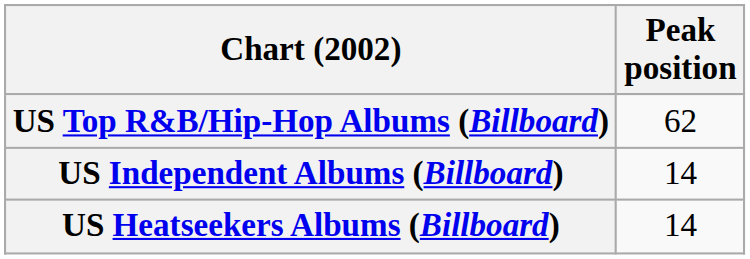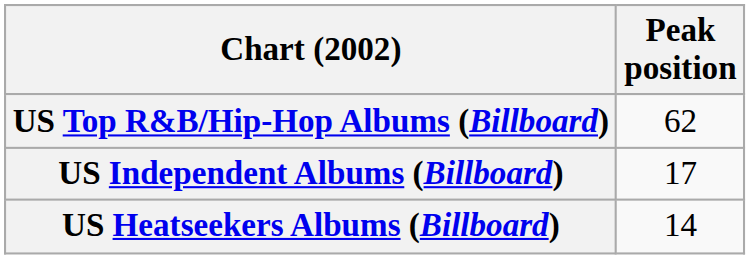(680, 173) 14 -> (680, 173) 17
